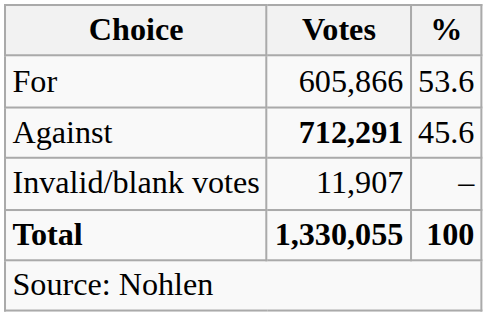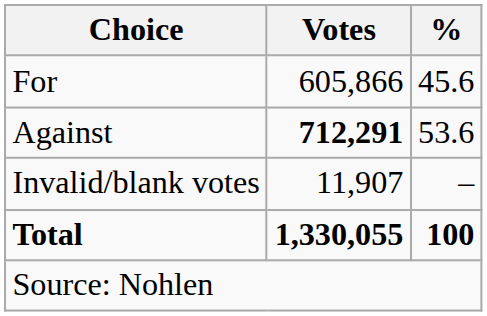(446, 81) 53.6 -> (446, 81) 45.6
(446, 132) 45.6 -> (446, 132) 53.6
